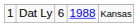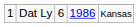(83, 13) 1988 -> (83, 13) 1986
